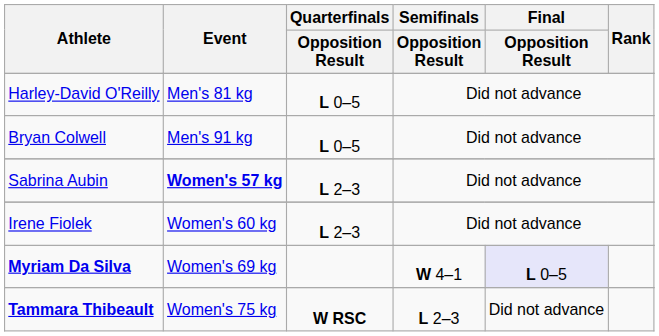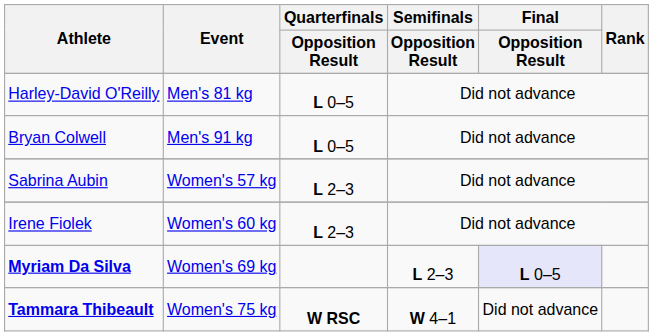(225, 181) bold -> (222, 181) normal
(439, 276) W 4–1 -> (433, 276) L 2–3
(439, 319) L 2–3 -> (433, 319) W 4–1
